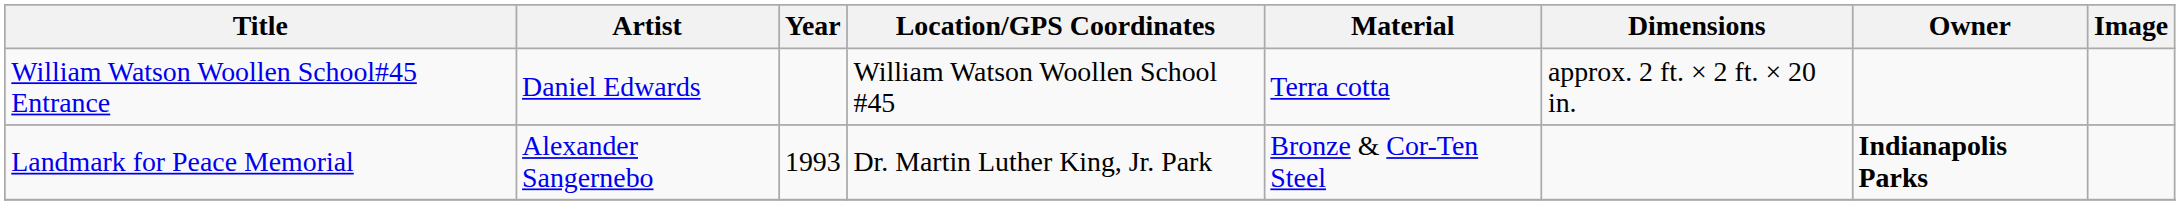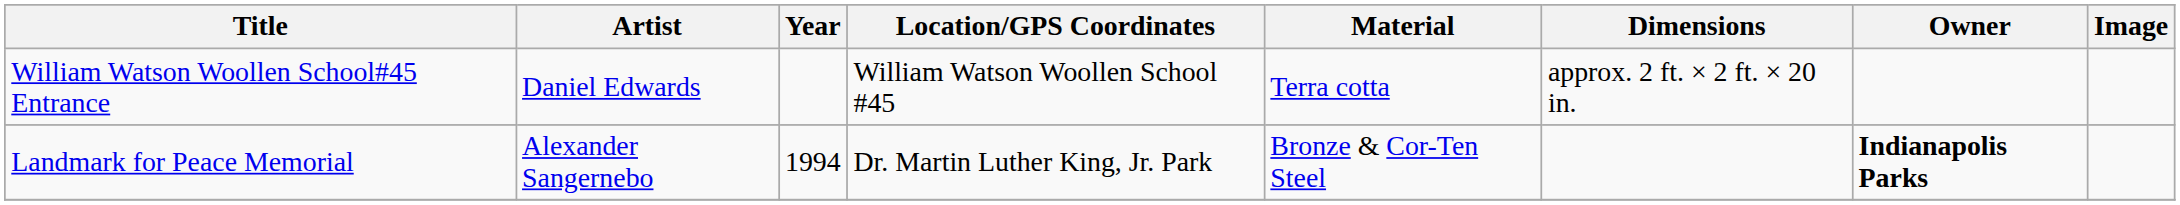(813, 161) 1993 -> (813, 161) 1994
